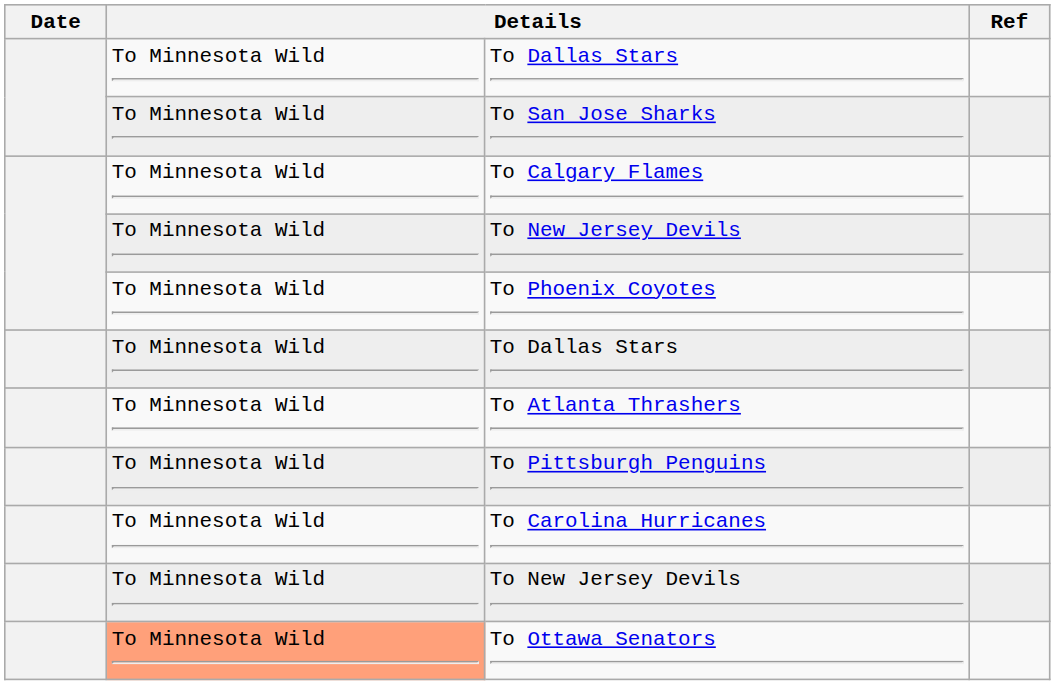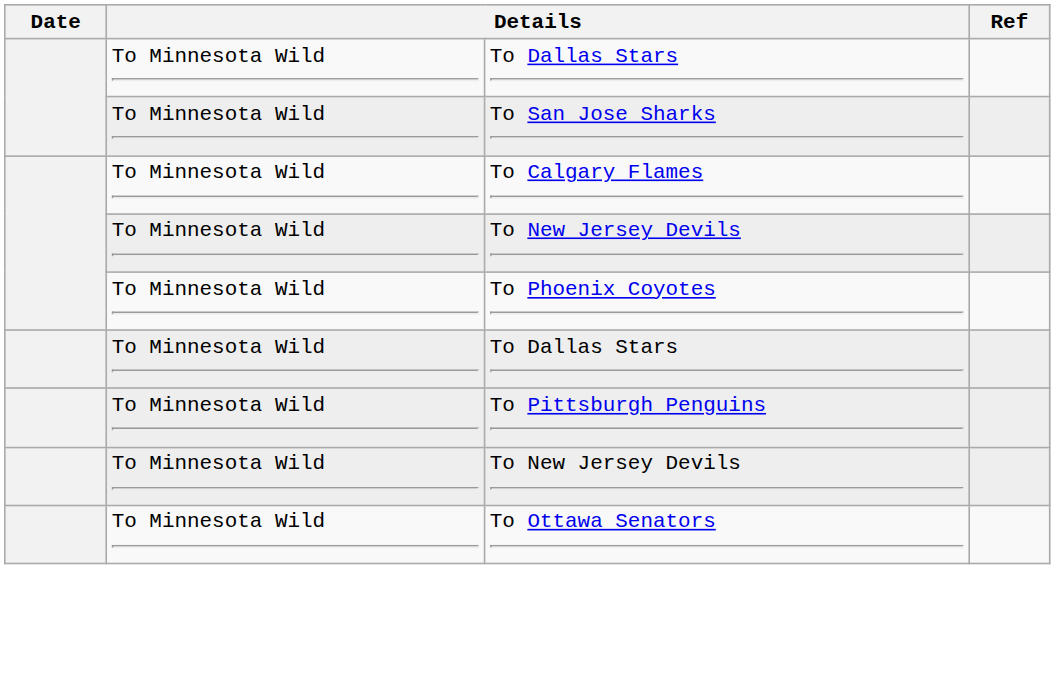- row: (56, 418)
- row: (56, 534)
(296, 645) lightsalmon background -> (296, 529) no background
